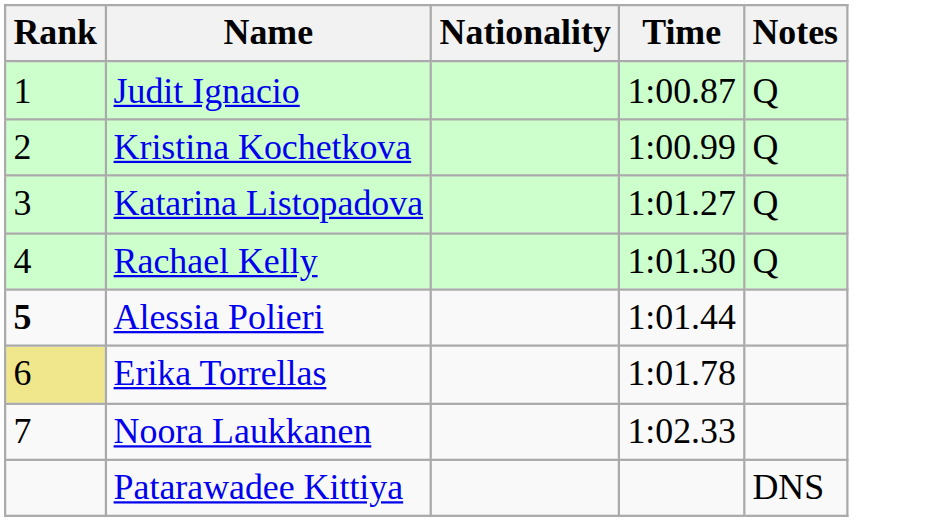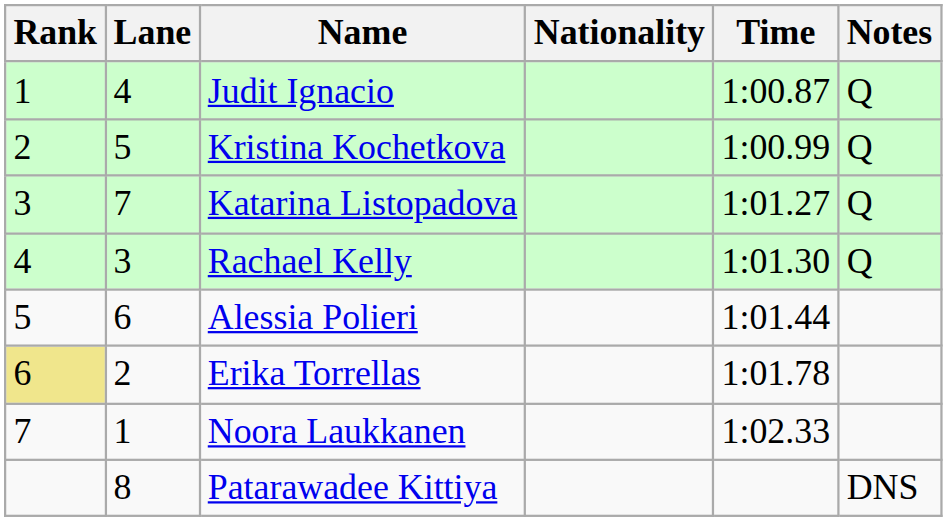+ column: (152, 32)
(22, 317) bold -> (22, 317) normal
